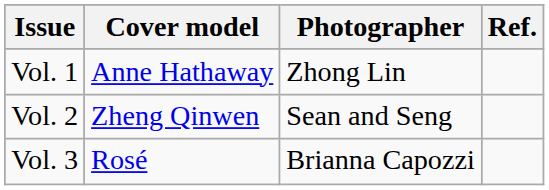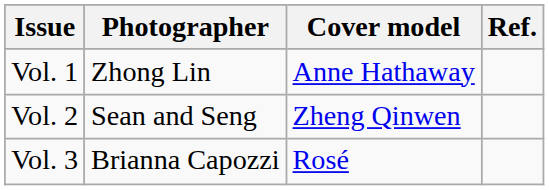columns swapped: (182, 26) <-> (381, 26)
